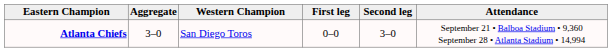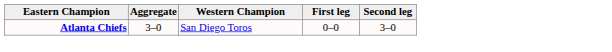- column: (512, 12)
